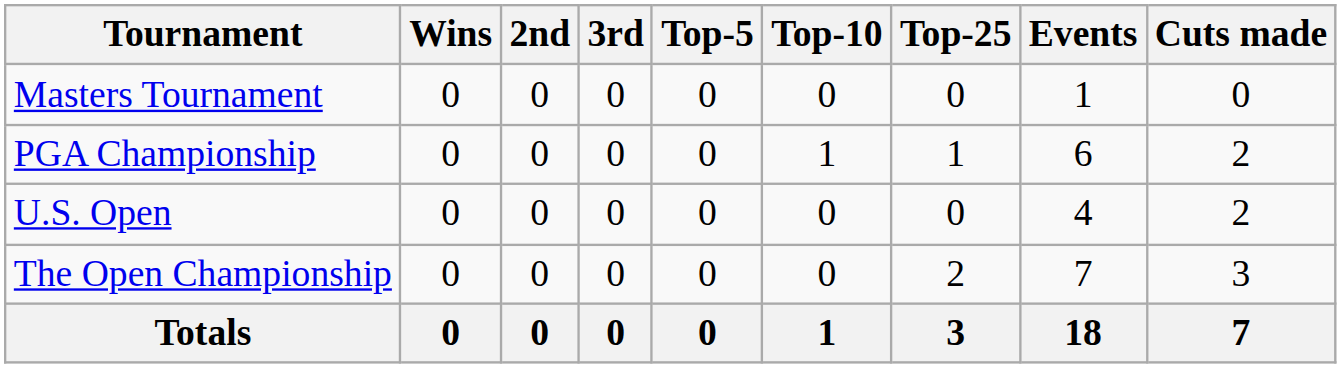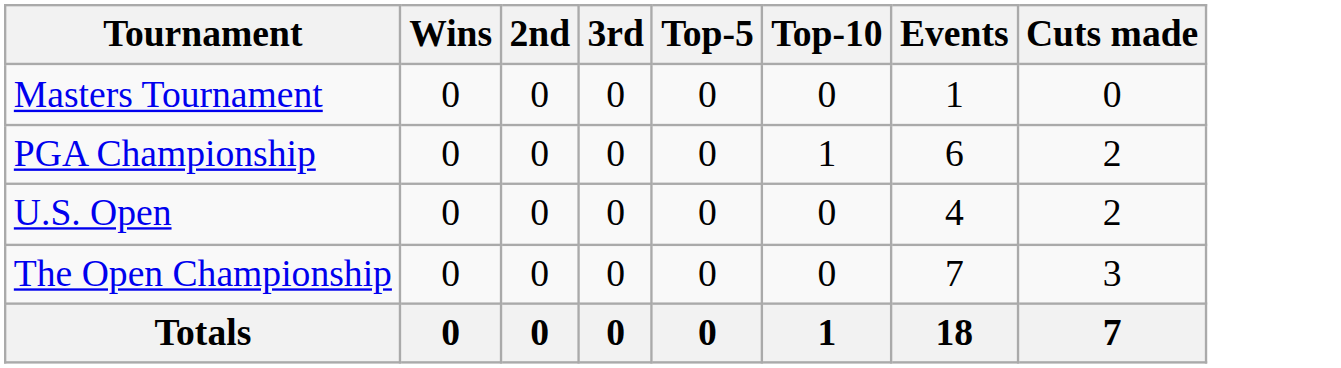- column: (956, 34)
